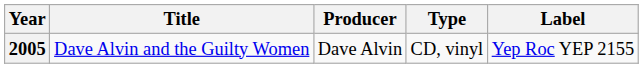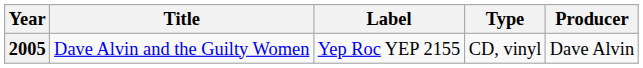columns swapped: (563, 19) <-> (360, 19)
